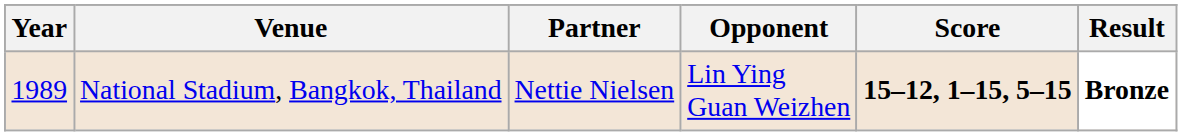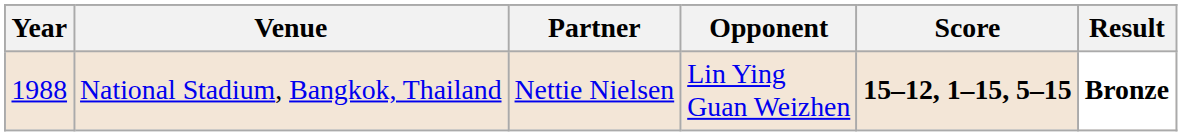(39, 90) 1989 -> (39, 90) 1988
